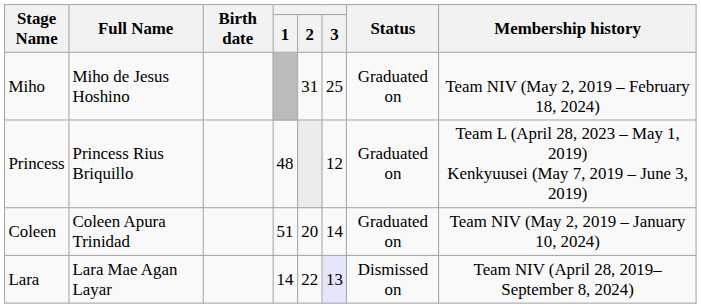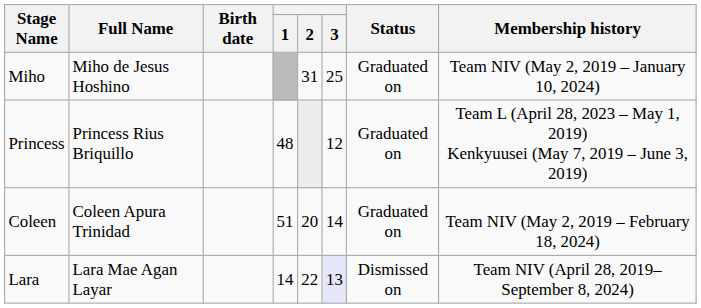(568, 96) Team NIV (May 2, 2019 – February 18, 2024) -> (568, 76) Team NIV (May 2, 2019 – January 10, 2024)
(568, 231) Team NIV (May 2, 2019 – January 10, 2024) -> (568, 231) Team NIV (May 2, 2019 – February 18, 2024)
